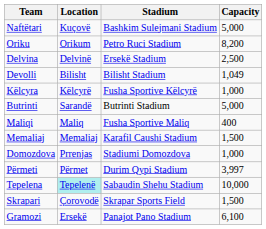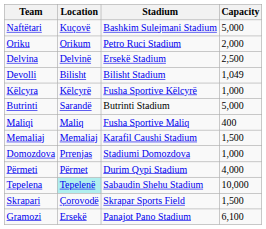(233, 43) 8,200 -> (233, 43) 2,000
(233, 169) 3,997 -> (233, 169) 4,000
